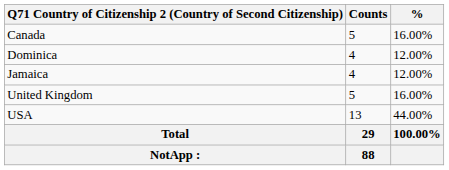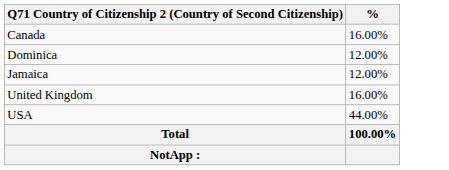- column: (368, 14)
